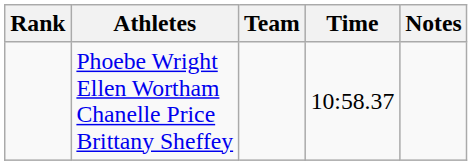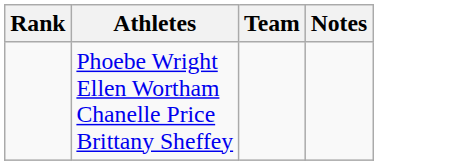- column: (352, 23)
